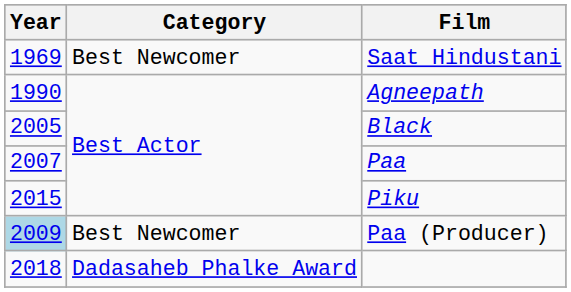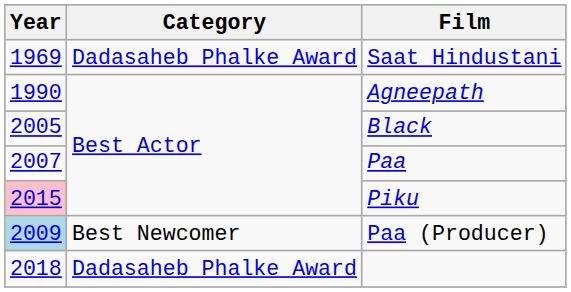(156, 58) Best Newcomer -> (215, 58) Dadasaheb Phalke Award
(36, 198) no background -> (36, 198) pink background
